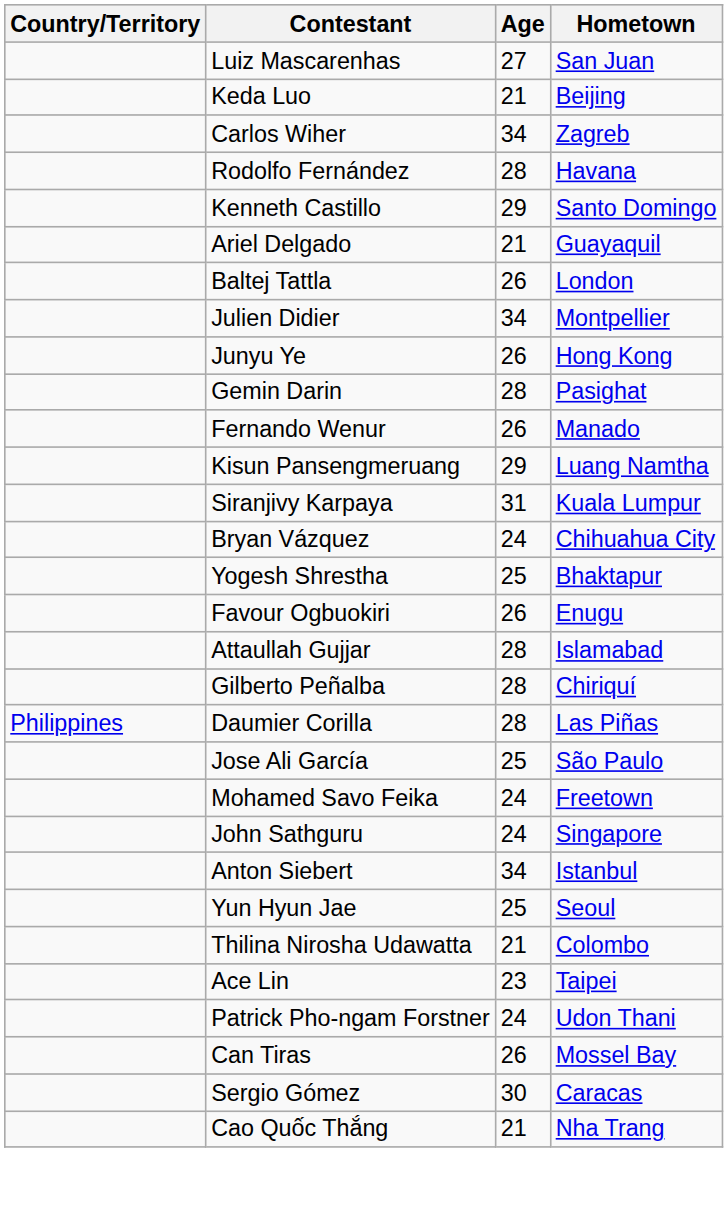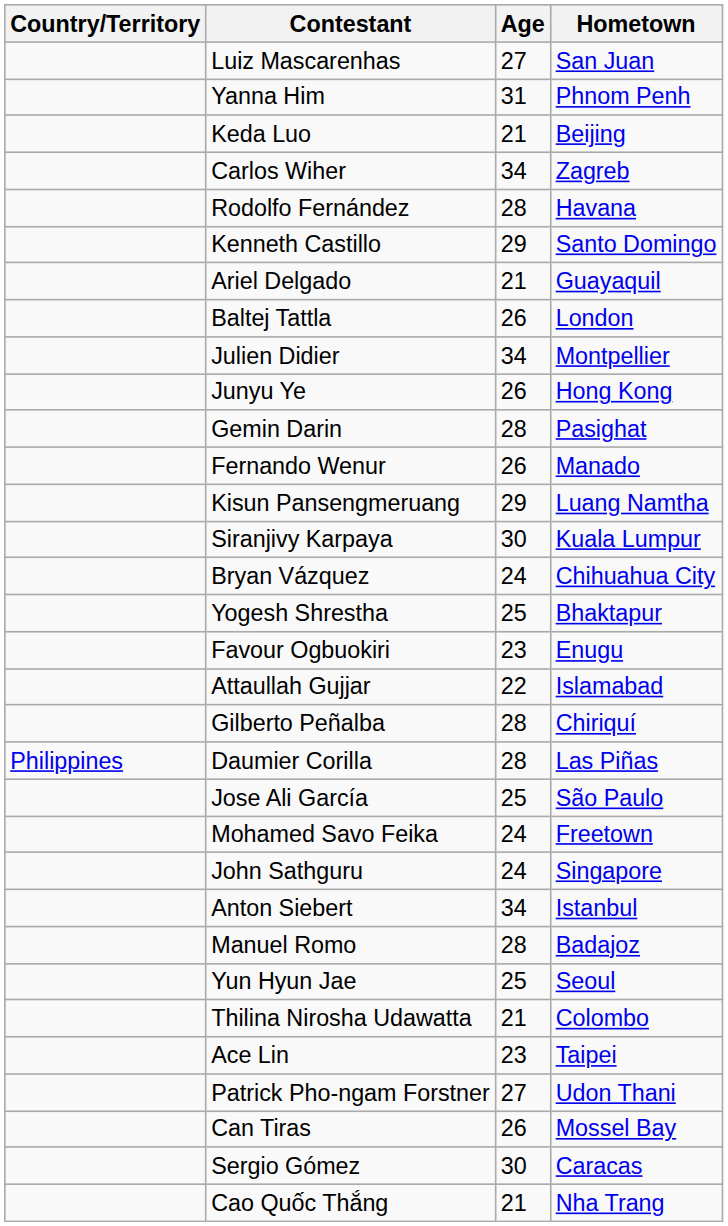+ row: (268, 97)
(514, 503) 31 -> (514, 540) 30
(514, 613) 26 -> (514, 650) 23
(514, 650) 28 -> (514, 687) 22
+ row: (284, 945)
(514, 1019) 24 -> (514, 1092) 27
